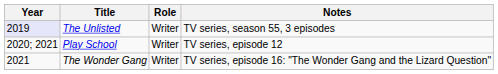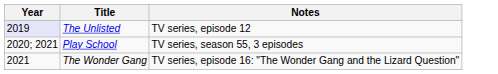- column: (165, 12)
(259, 28) TV series, season 55, 3 episodes -> (201, 28) TV series, episode 12
(233, 45) TV series, episode 12 -> (227, 45) TV series, season 55, 3 episodes
